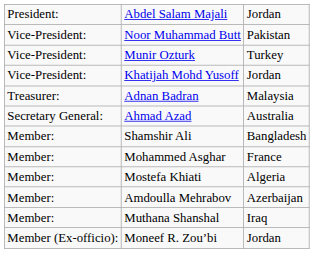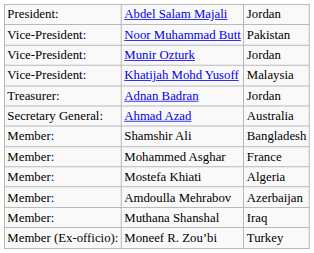(265, 55) Turkey -> (264, 55) Jordan
(264, 75) Jordan -> (270, 75) Malaysia
(270, 95) Malaysia -> (264, 95) Jordan
(264, 237) Jordan -> (265, 237) Turkey
